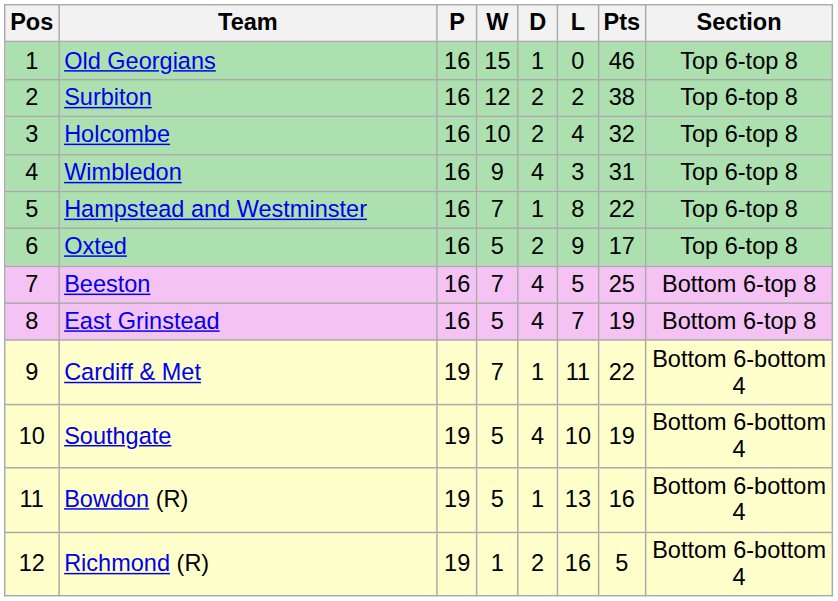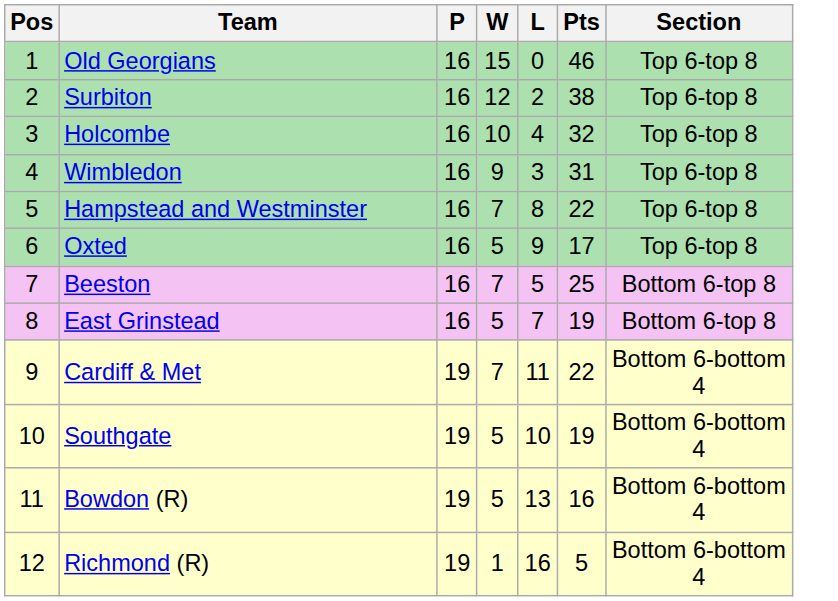- column: (538, 23)
